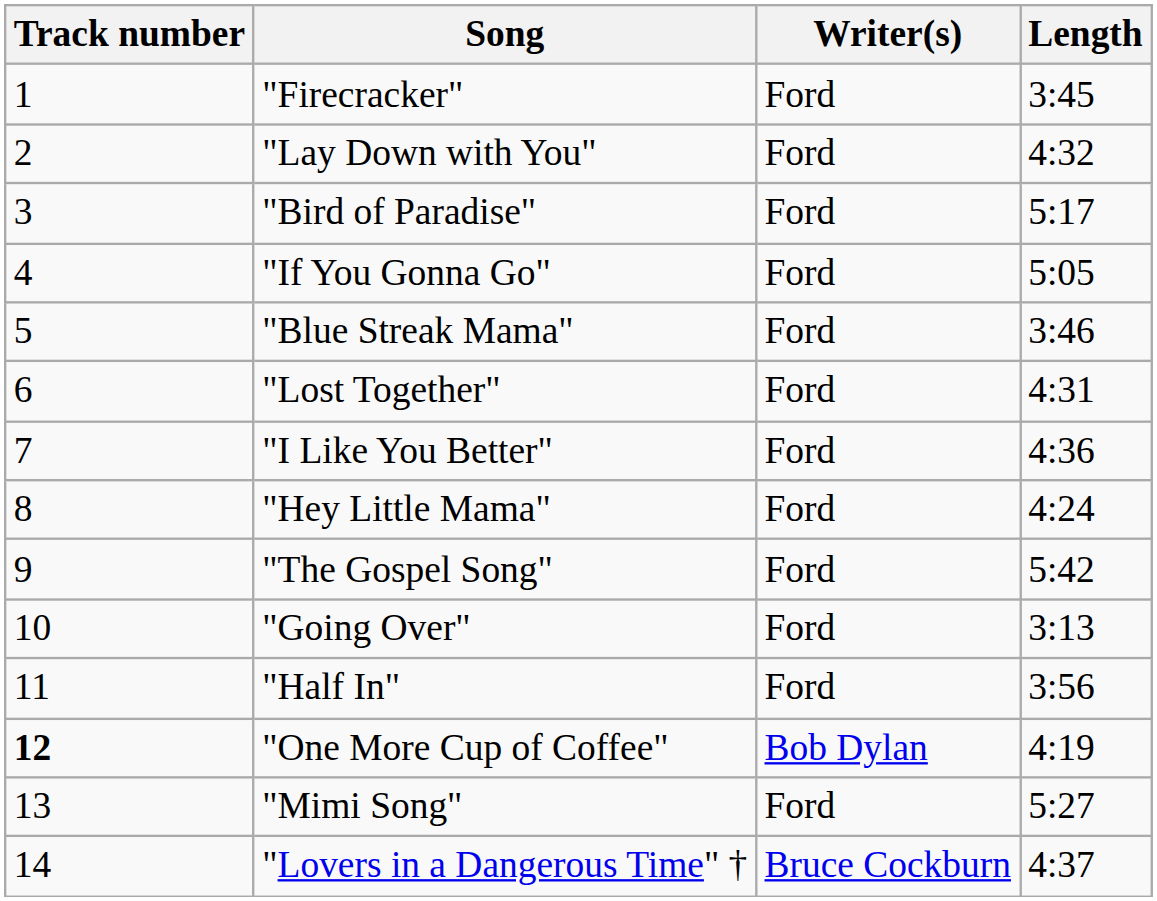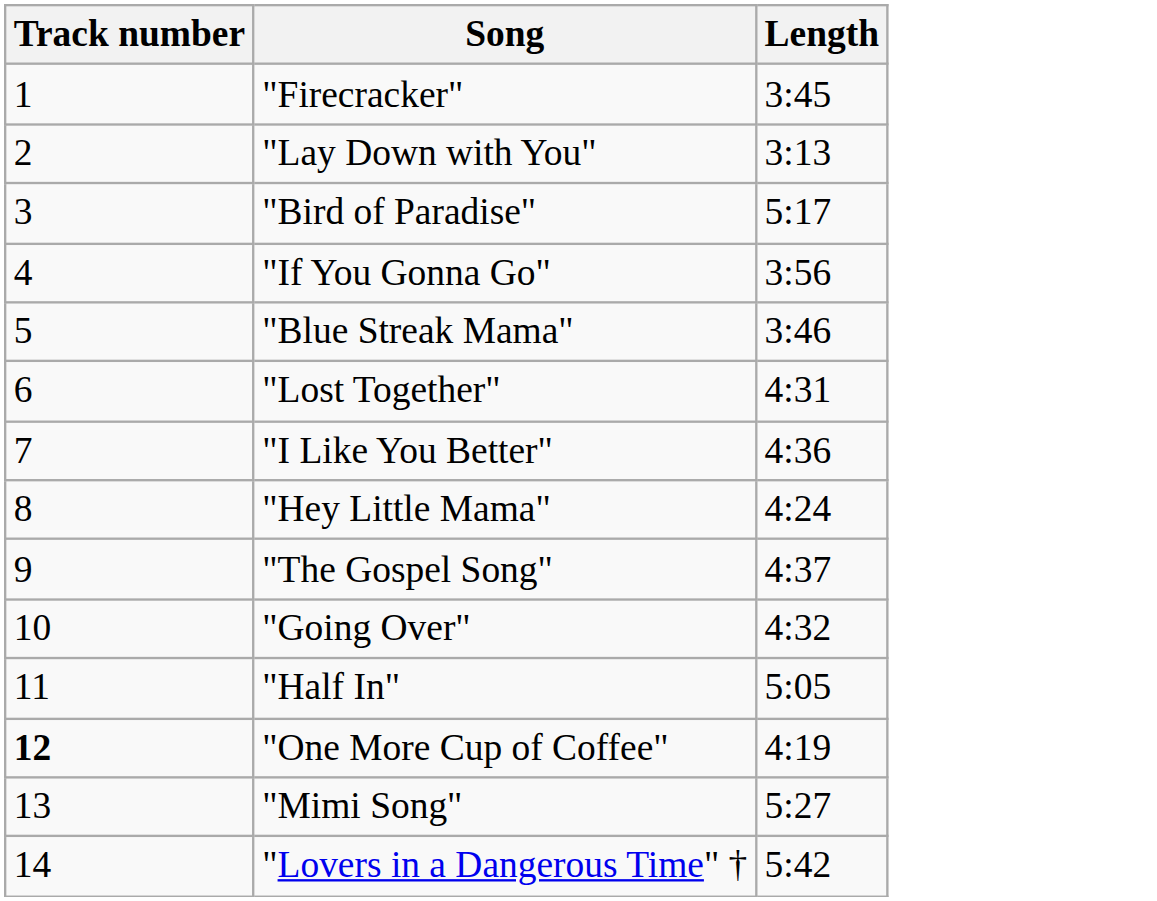- column: (888, 34)
(1062, 152) 4:32 -> (798, 152) 3:13
(1062, 271) 5:05 -> (798, 271) 3:56
(1062, 568) 5:42 -> (798, 568) 4:37
(1062, 627) 3:13 -> (798, 627) 4:32
(1062, 687) 3:56 -> (798, 687) 5:05
(1062, 865) 4:37 -> (798, 865) 5:42
